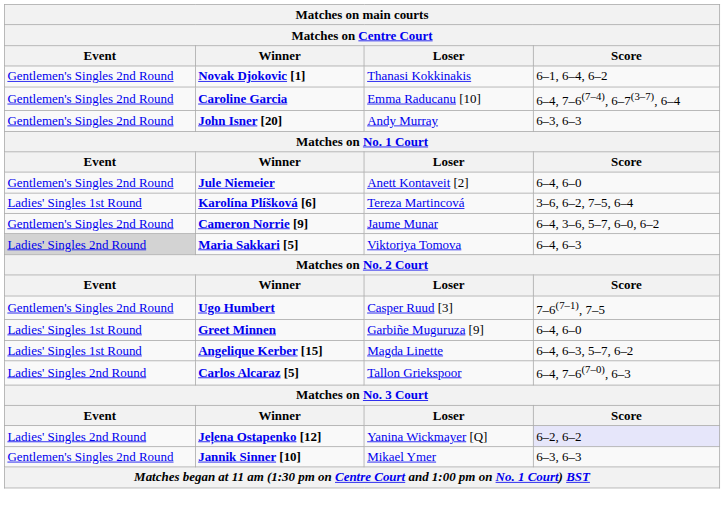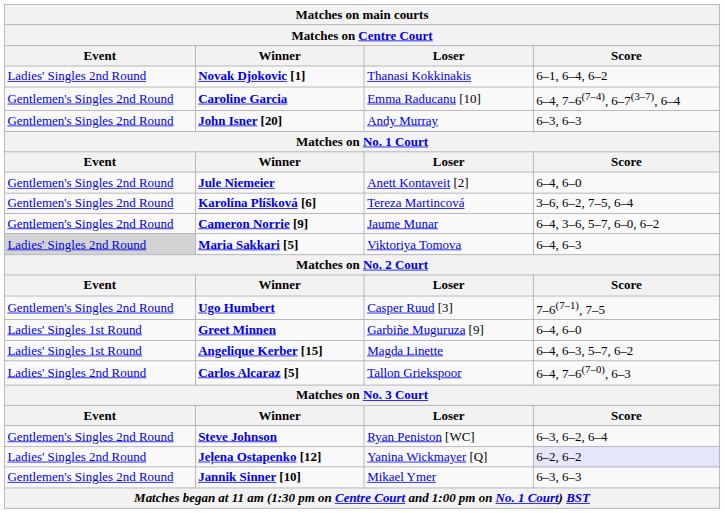(90, 76) Gentlemen's Singles 2nd Round -> (77, 76) Ladies' Singles 2nd Round
(75, 203) Ladies' Singles 1st Round -> (90, 203) Gentlemen's Singles 2nd Round
+ row: (238, 436)
